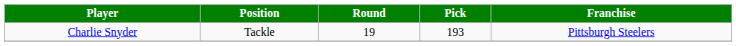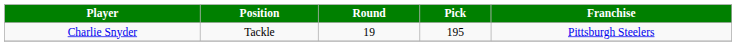(455, 31) 193 -> (455, 31) 195
